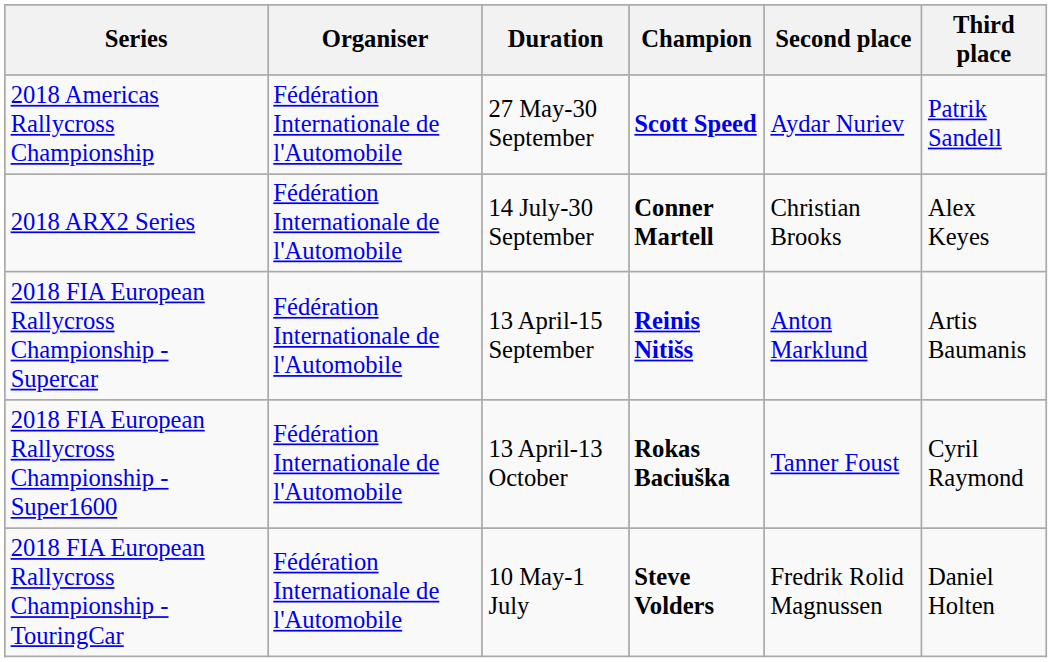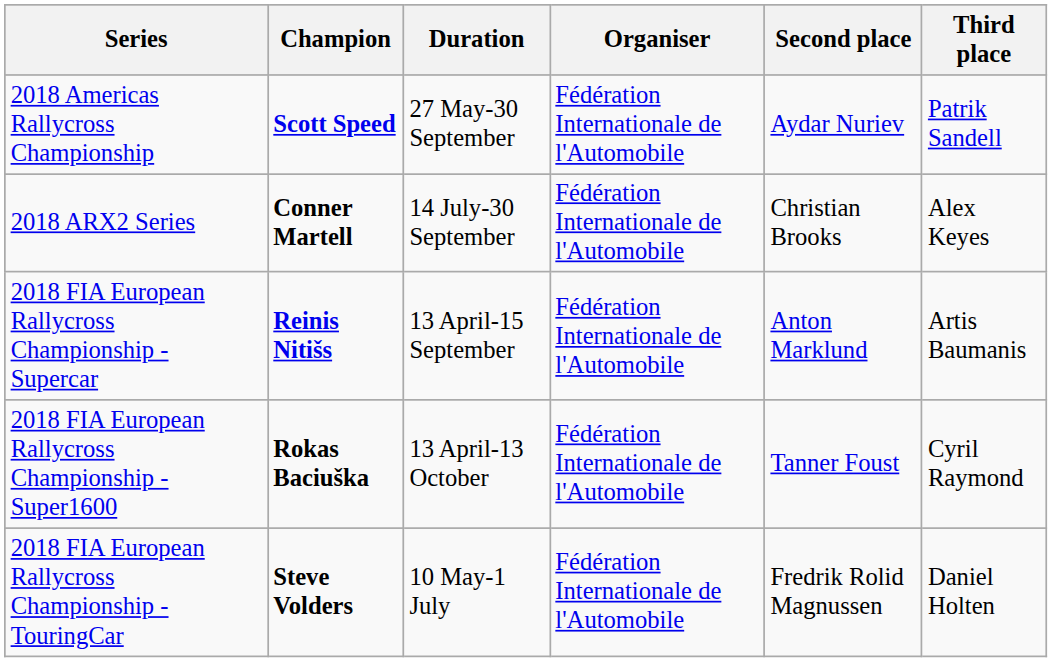columns swapped: (375, 39) <-> (697, 39)
